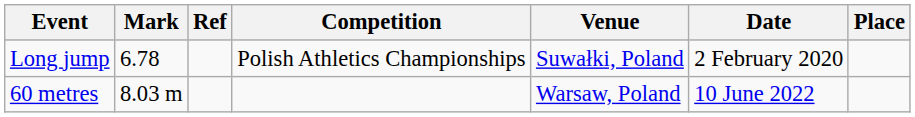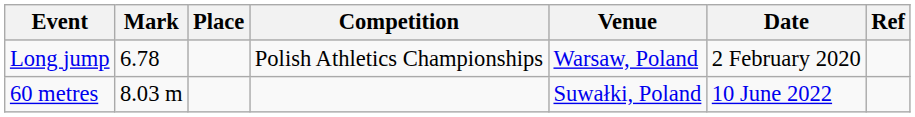columns swapped: (879, 22) <-> (210, 22)
(610, 58) Suwałki, Poland -> (626, 58) Warsaw, Poland
(608, 93) Warsaw, Poland -> (627, 93) Suwałki, Poland
